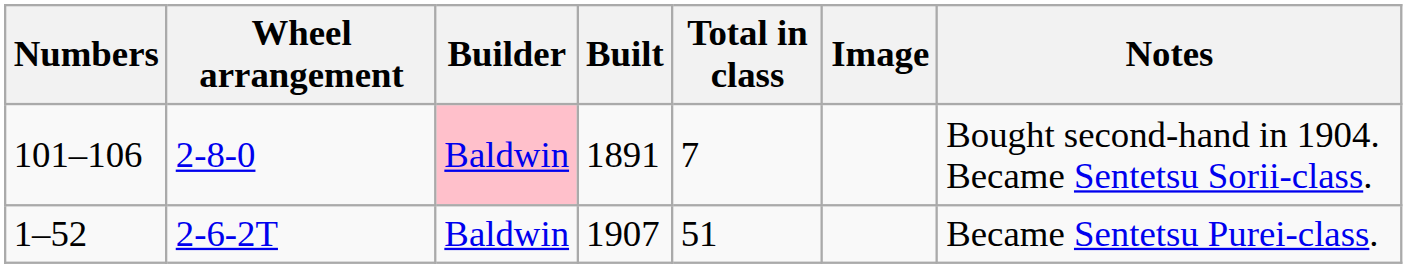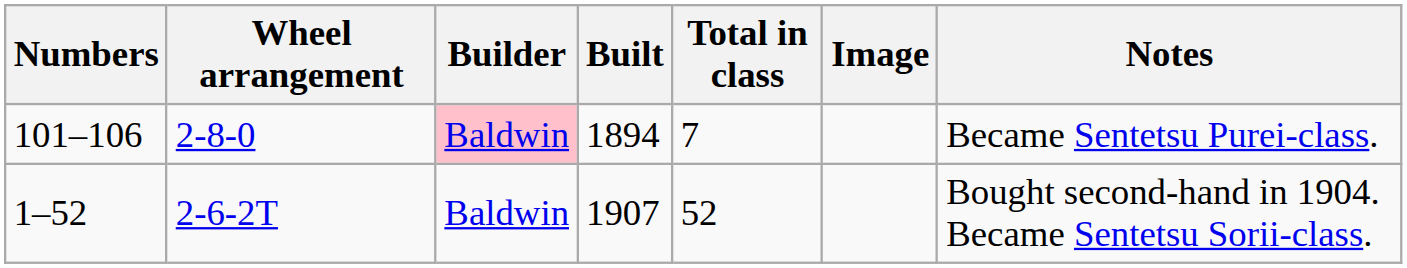(623, 154) 1891 -> (623, 133) 1894
(1163, 154) Bought second-hand in 1904. Became Sentetsu Sorii-class. -> (1162, 133) Became Sentetsu Purei-class.
(699, 233) 51 -> (699, 212) 52
(1162, 233) Became Sentetsu Purei-class. -> (1163, 212) Bought second-hand in 1904. Became Sentetsu Sorii-class.
